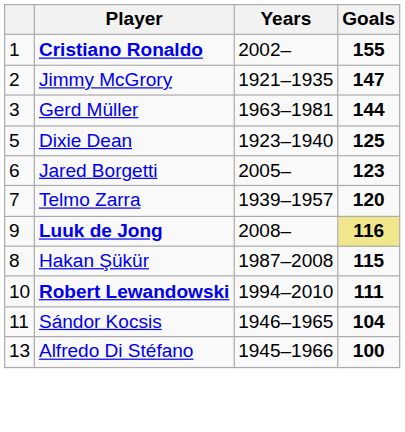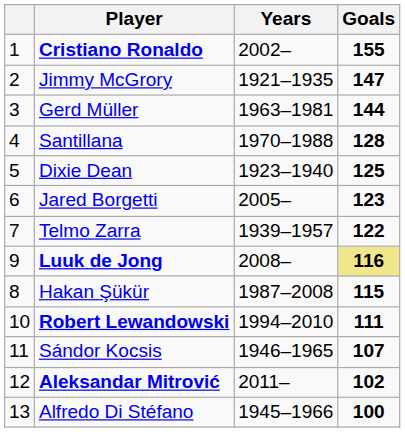+ row: (81, 140)
(369, 200) 120 -> (369, 230) 122
(369, 321) 104 -> (369, 351) 107
+ row: (129, 381)
